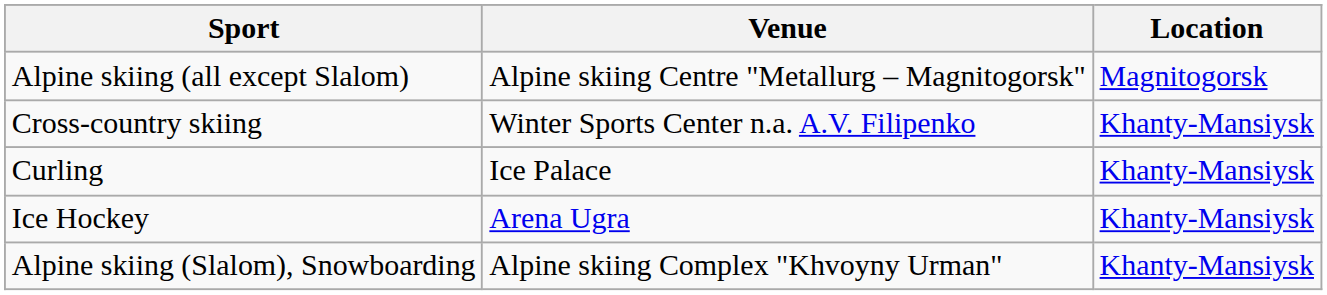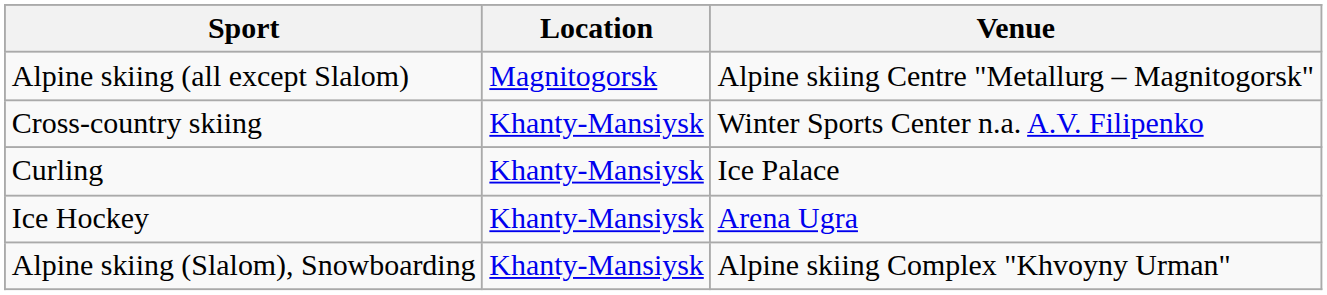columns swapped: (788, 28) <-> (1207, 28)
